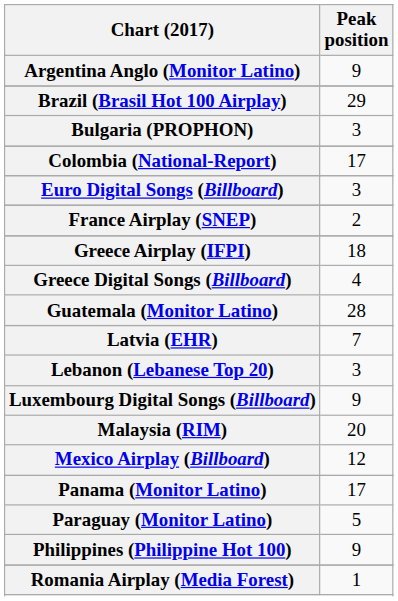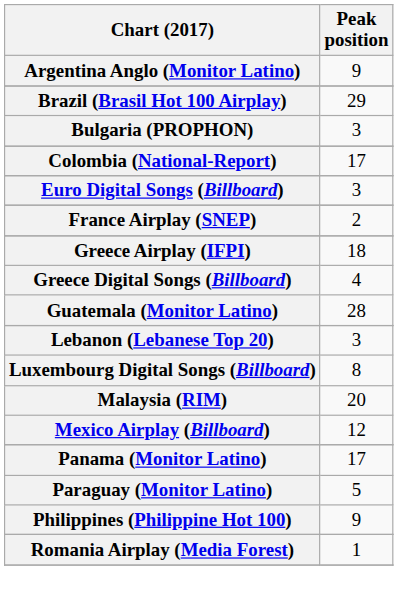- row: (162, 340)
(356, 400) 9 -> (356, 370) 8
